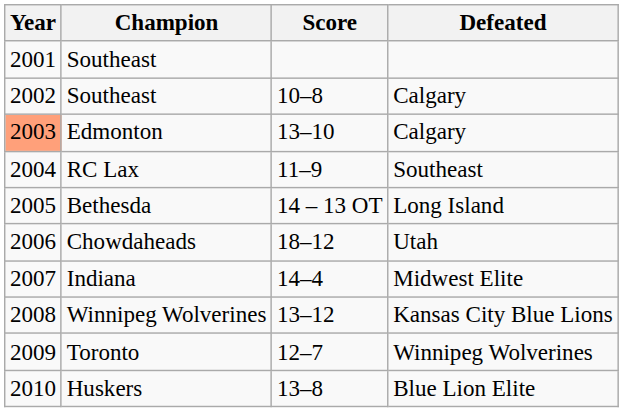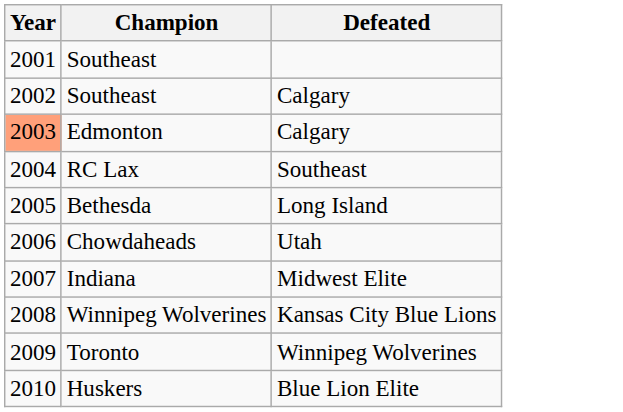- column: (330, 22)
